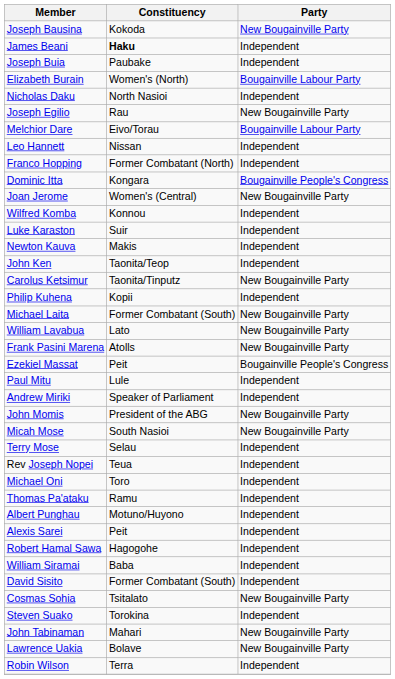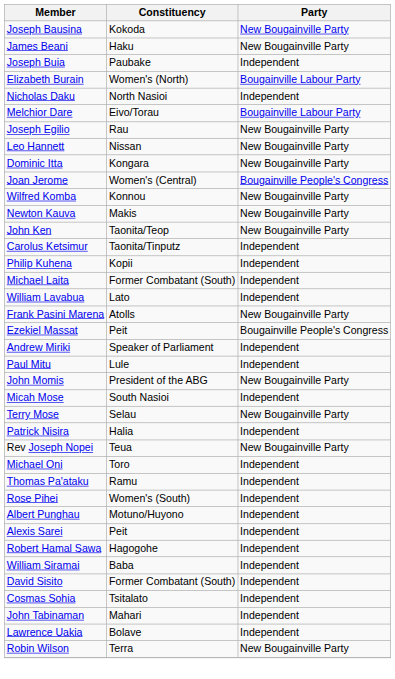(122, 46) bold -> (121, 46) normal
(269, 46) Independent -> (294, 46) New Bougainville Party
rows swapped: (40, 130) <-> (38, 113)
(269, 146) Independent -> (294, 146) New Bougainville Party
- row: (44, 163)
(314, 180) Bougainville People's Congress -> (294, 163) New Bougainville Party
(294, 197) New Bougainville Party -> (314, 180) Bougainville People's Congress
(269, 213) Independent -> (294, 197) New Bougainville Party
- row: (41, 230)
(269, 247) Independent -> (294, 213) New Bougainville Party
(269, 264) Independent -> (294, 230) New Bougainville Party
(294, 280) New Bougainville Party -> (269, 247) Independent
(294, 314) New Bougainville Party -> (269, 280) Independent
(294, 331) New Bougainville Party -> (269, 297) Independent
rows swapped: (38, 398) <-> (29, 381)
(294, 431) New Bougainville Party -> (269, 398) Independent
(269, 448) Independent -> (294, 414) New Bougainville Party
+ row: (38, 431)
(269, 465) Independent -> (294, 448) New Bougainville Party
+ row: (32, 498)
(294, 599) New Bougainville Party -> (269, 599) Independent
- row: (40, 615)
(294, 632) New Bougainville Party -> (269, 615) Independent
(294, 649) New Bougainville Party -> (269, 632) Independent
(269, 666) Independent -> (294, 649) New Bougainville Party
